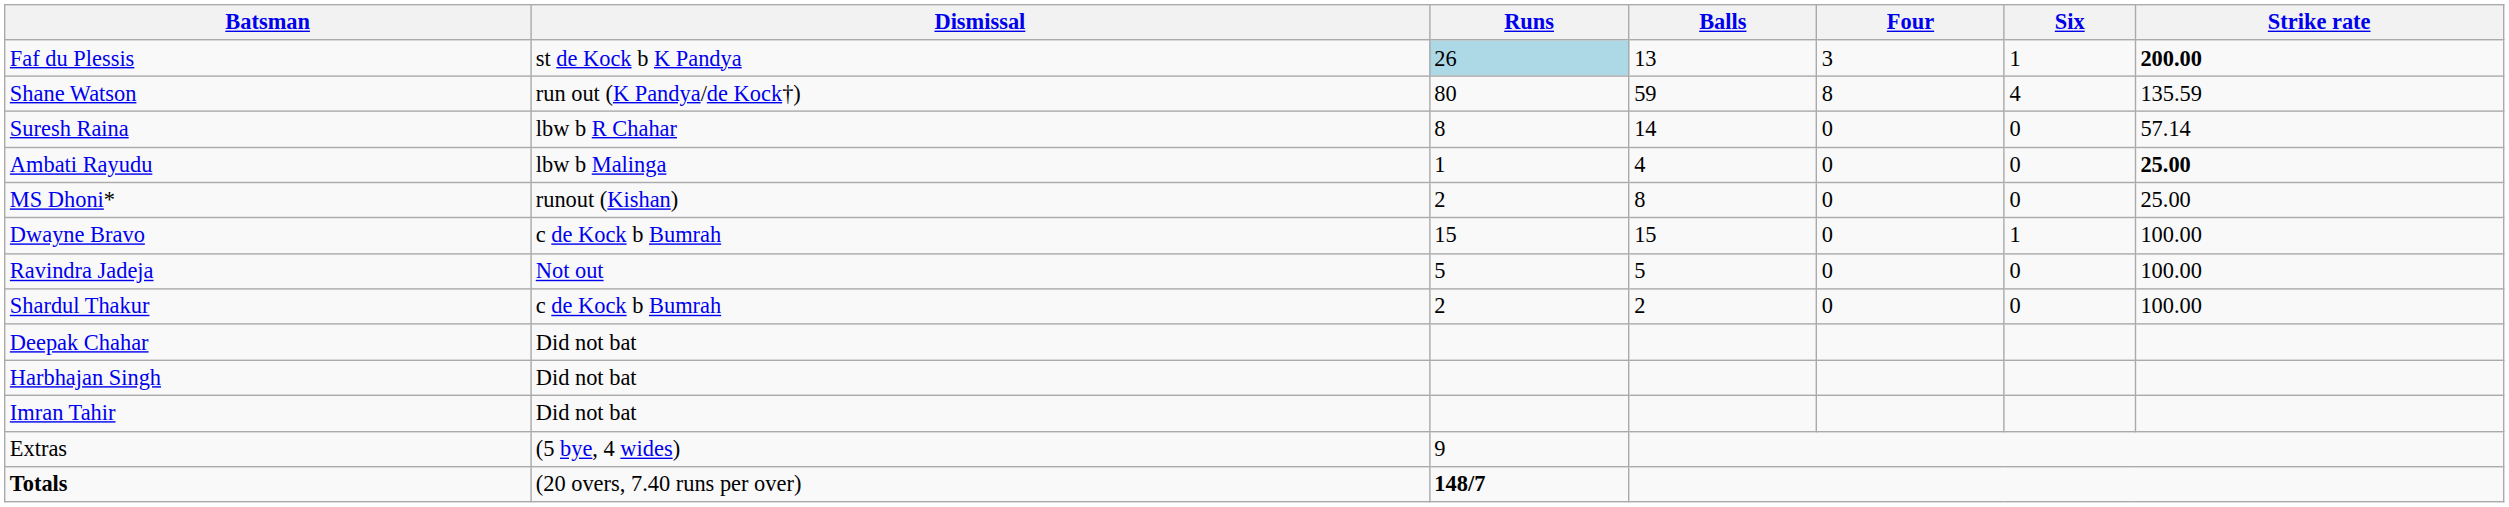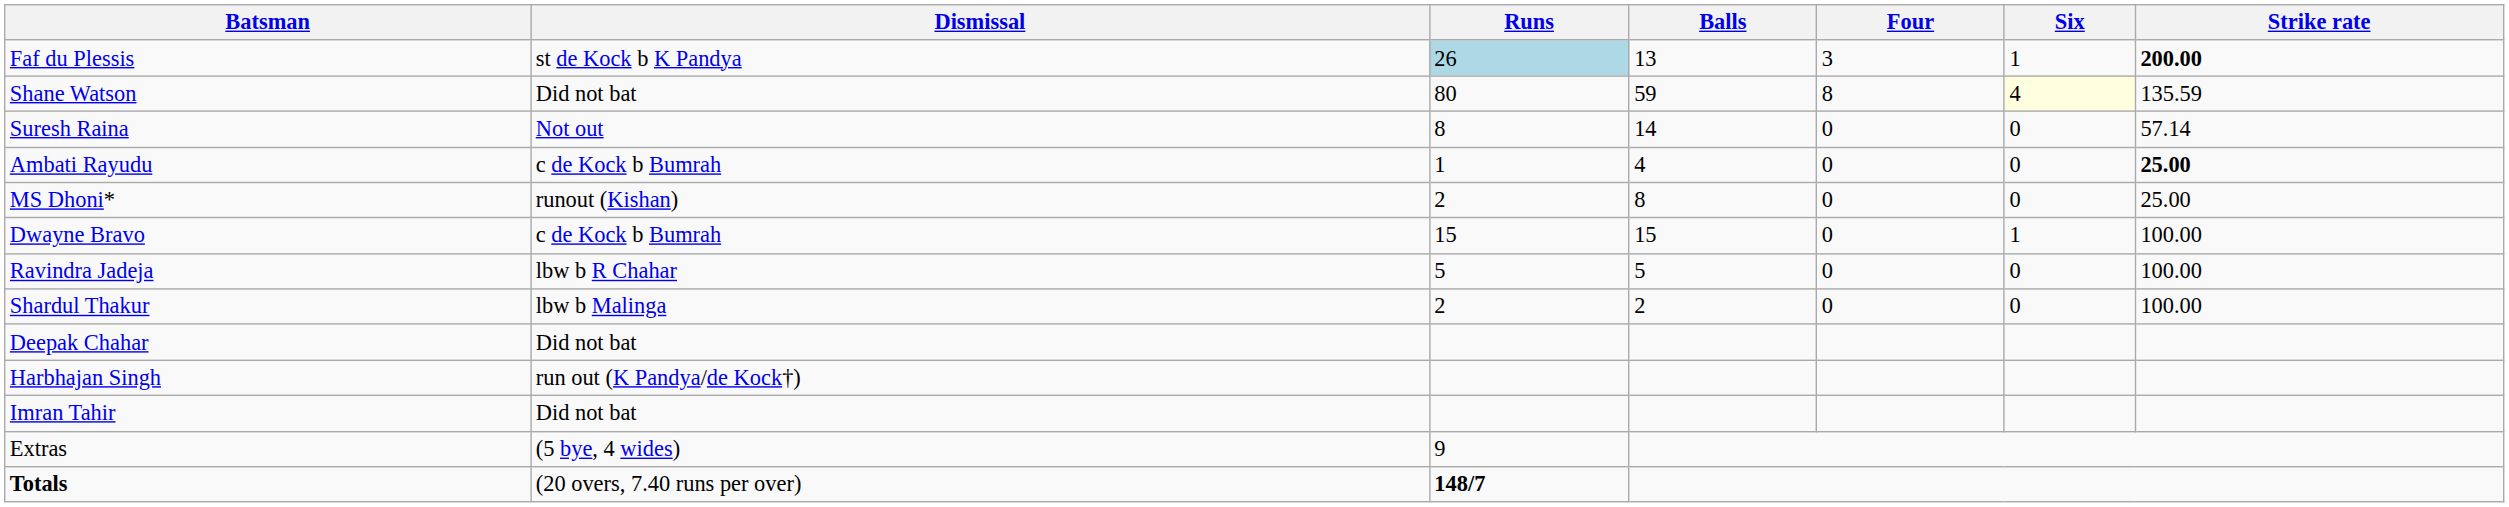(668, 93) run out (K Pandya/de Kock†) -> (586, 93) Did not bat
(2015, 93) no background -> (2015, 93) lightyellow background
(606, 128) lbw b R Chahar -> (570, 128) Not out
(601, 164) lbw b Malinga -> (628, 164) c de Kock b Bumrah
(570, 270) Not out -> (606, 270) lbw b R Chahar
(628, 306) c de Kock b Bumrah -> (601, 306) lbw b Malinga
(586, 377) Did not bat -> (668, 377) run out (K Pandya/de Kock†)
